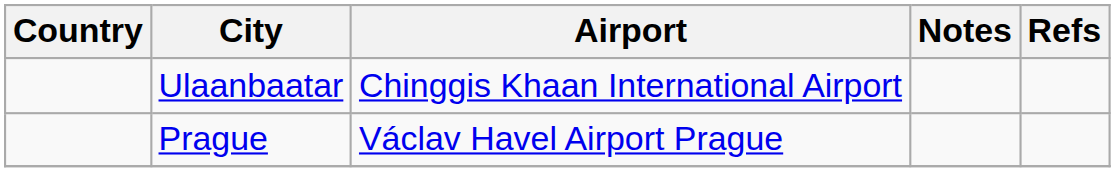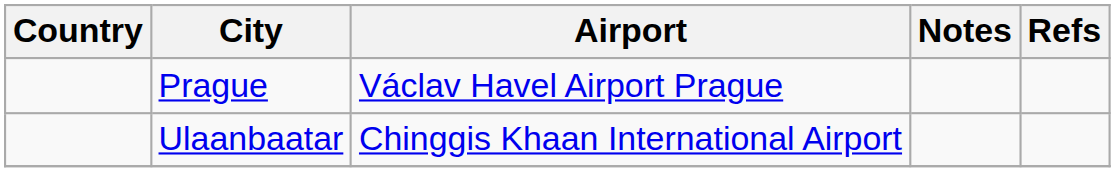rows swapped: (213, 138) <-> (251, 85)
